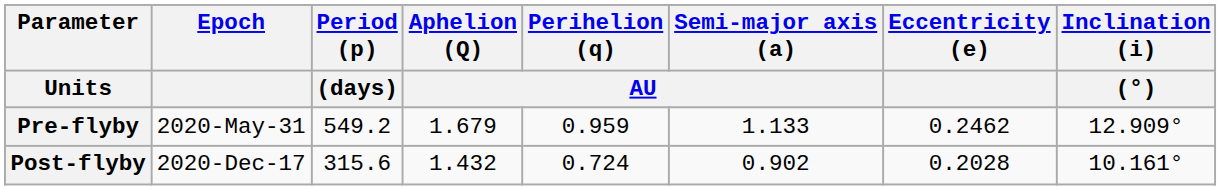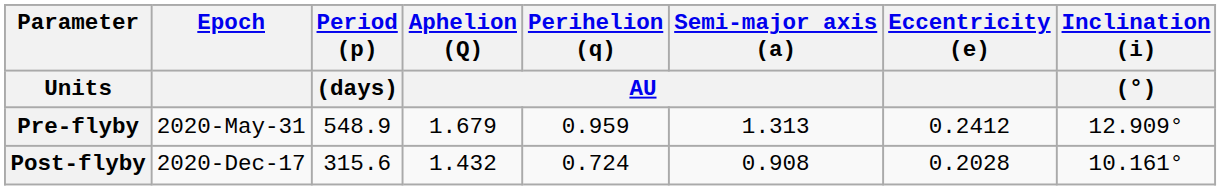(357, 127) 549.2 -> (357, 127) 548.9
(776, 127) 1.133 -> (776, 127) 1.313
(969, 127) 0.2462 -> (969, 127) 0.2412
(776, 164) 0.902 -> (776, 164) 0.908
